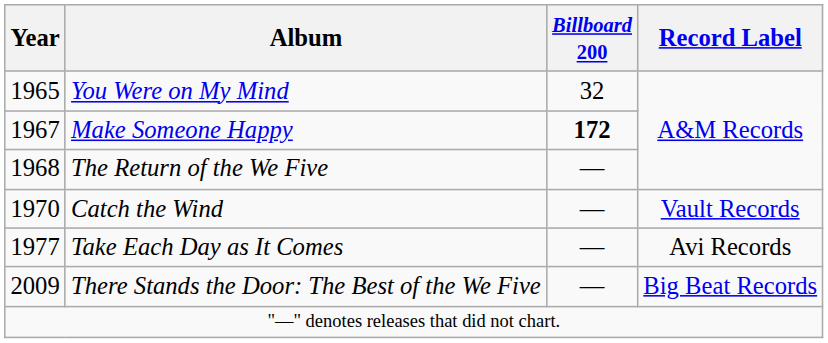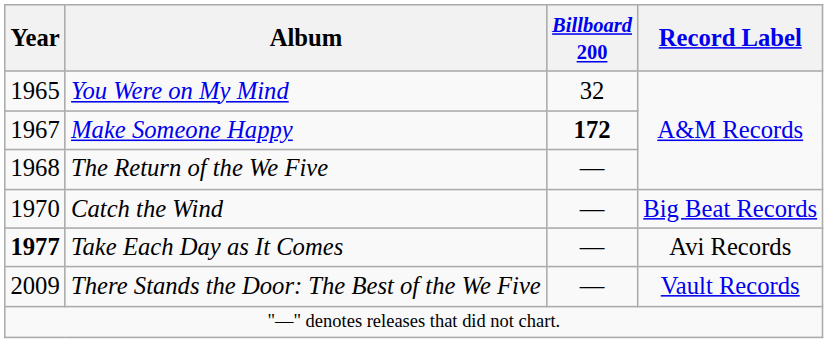(730, 208) Vault Records -> (730, 208) Big Beat Records
(35, 247) normal -> (35, 247) bold
(730, 286) Big Beat Records -> (730, 286) Vault Records
